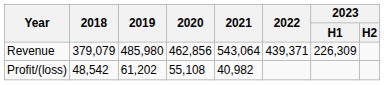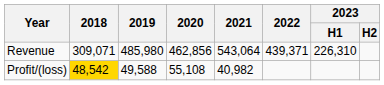(94, 51) 379,079 -> (94, 51) 309,071
(335, 51) 226,309 -> (335, 51) 226,310
(91, 70) no background -> (91, 70) gold background
(139, 70) 61,202 -> (139, 70) 49,588
